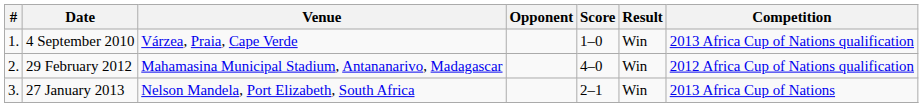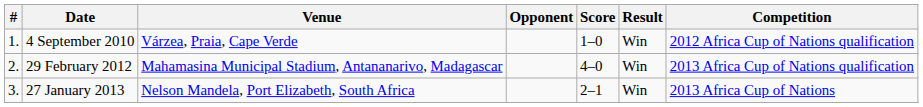(792, 41) 2013 Africa Cup of Nations qualification -> (792, 41) 2012 Africa Cup of Nations qualification
(792, 66) 2012 Africa Cup of Nations qualification -> (792, 66) 2013 Africa Cup of Nations qualification
